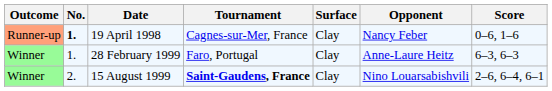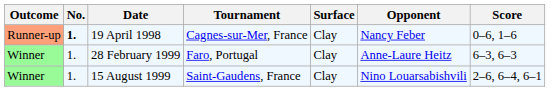(71, 75) 2. -> (71, 75) 1.
(248, 75) bold -> (243, 75) normal
